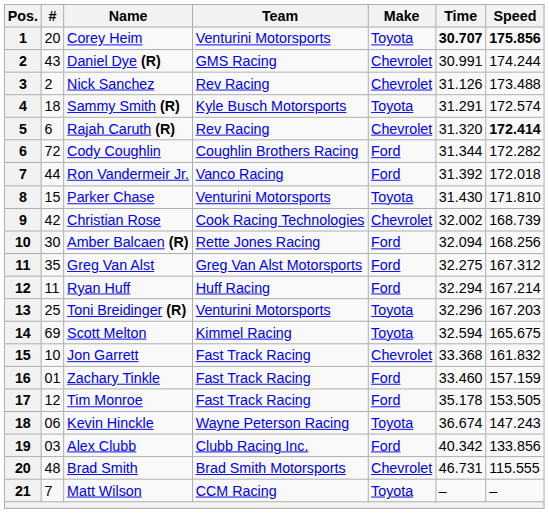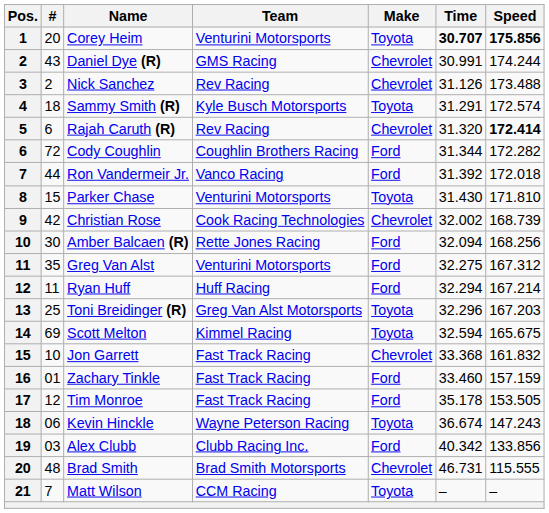(279, 265) Greg Van Alst Motorsports -> (263, 265) Venturini Motorsports
(263, 310) Venturini Motorsports -> (279, 310) Greg Van Alst Motorsports
